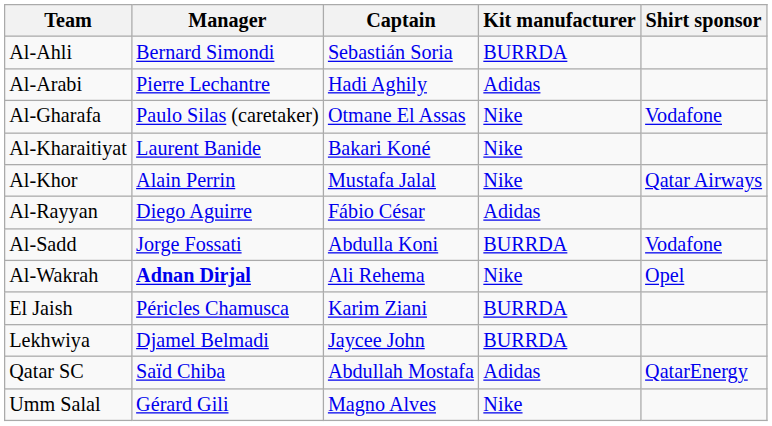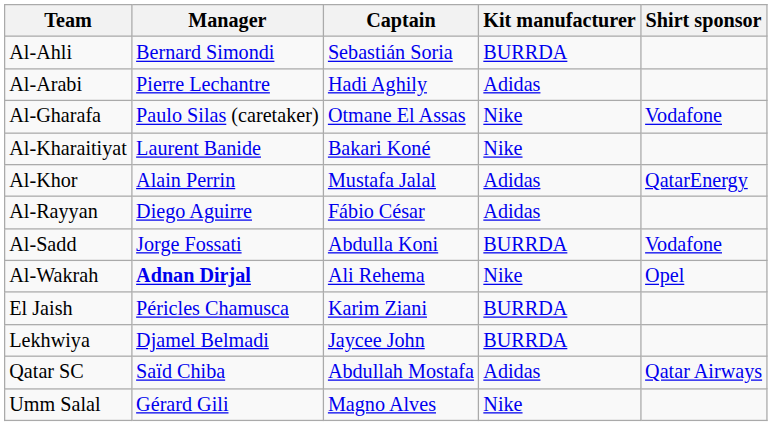(503, 180) Nike -> (512, 180) Adidas
(704, 180) Qatar Airways -> (696, 180) QatarEnergy
(696, 372) QatarEnergy -> (704, 372) Qatar Airways
